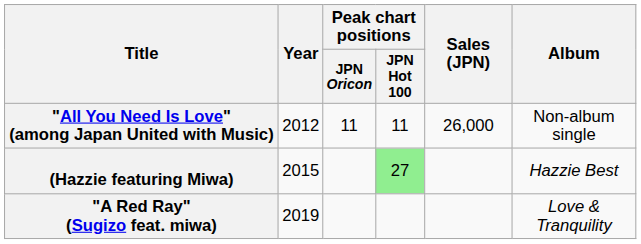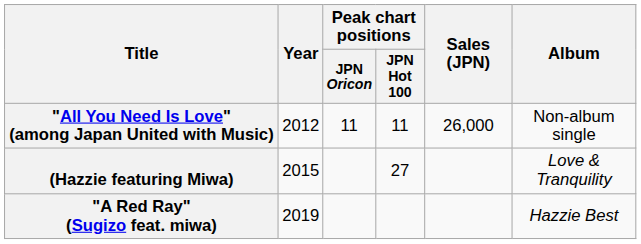(400, 170) lightgreen background -> (400, 170) no background
(574, 170) Hazzie Best -> (574, 170) Love & Tranquility
(574, 215) Love & Tranquility -> (574, 215) Hazzie Best
